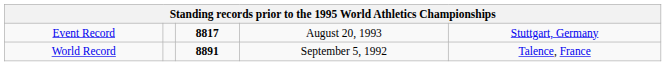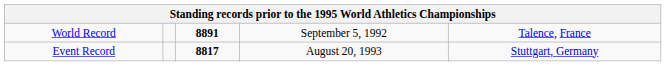rows swapped: (84, 51) <-> (84, 32)
